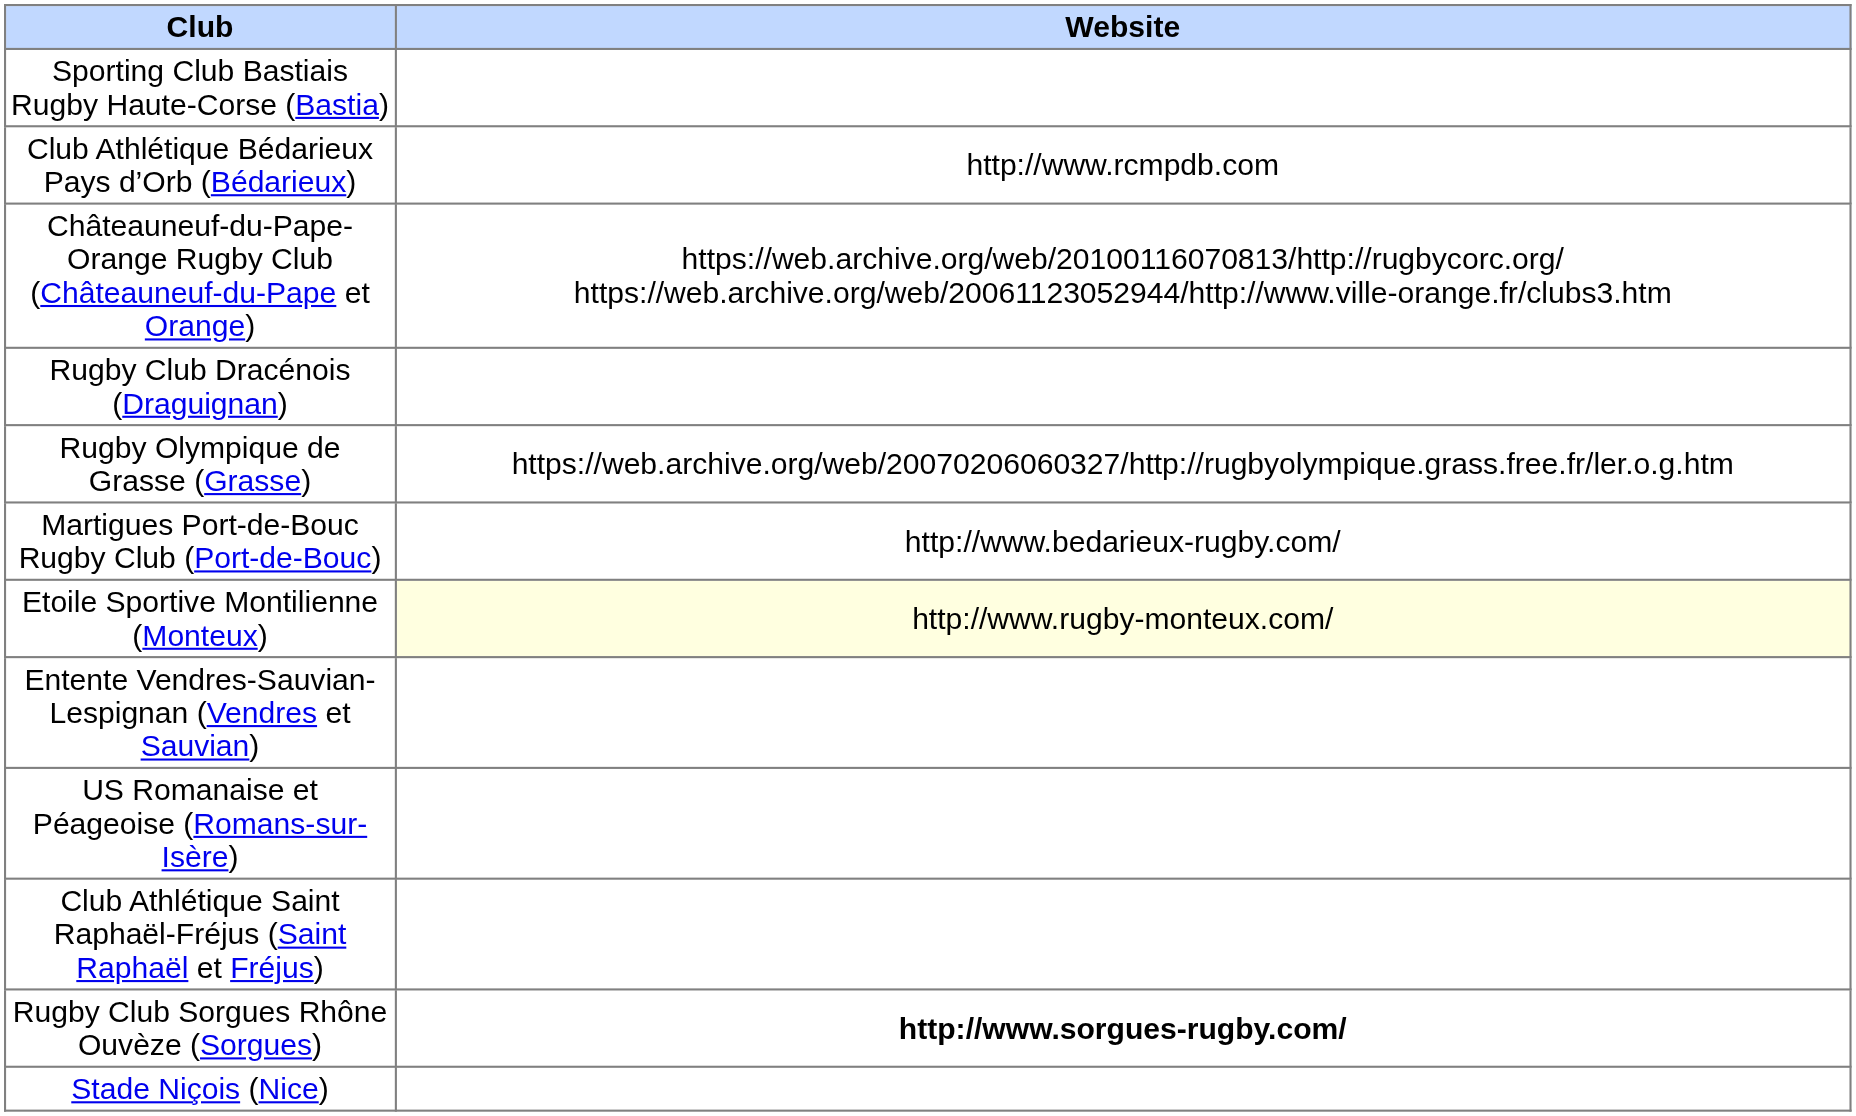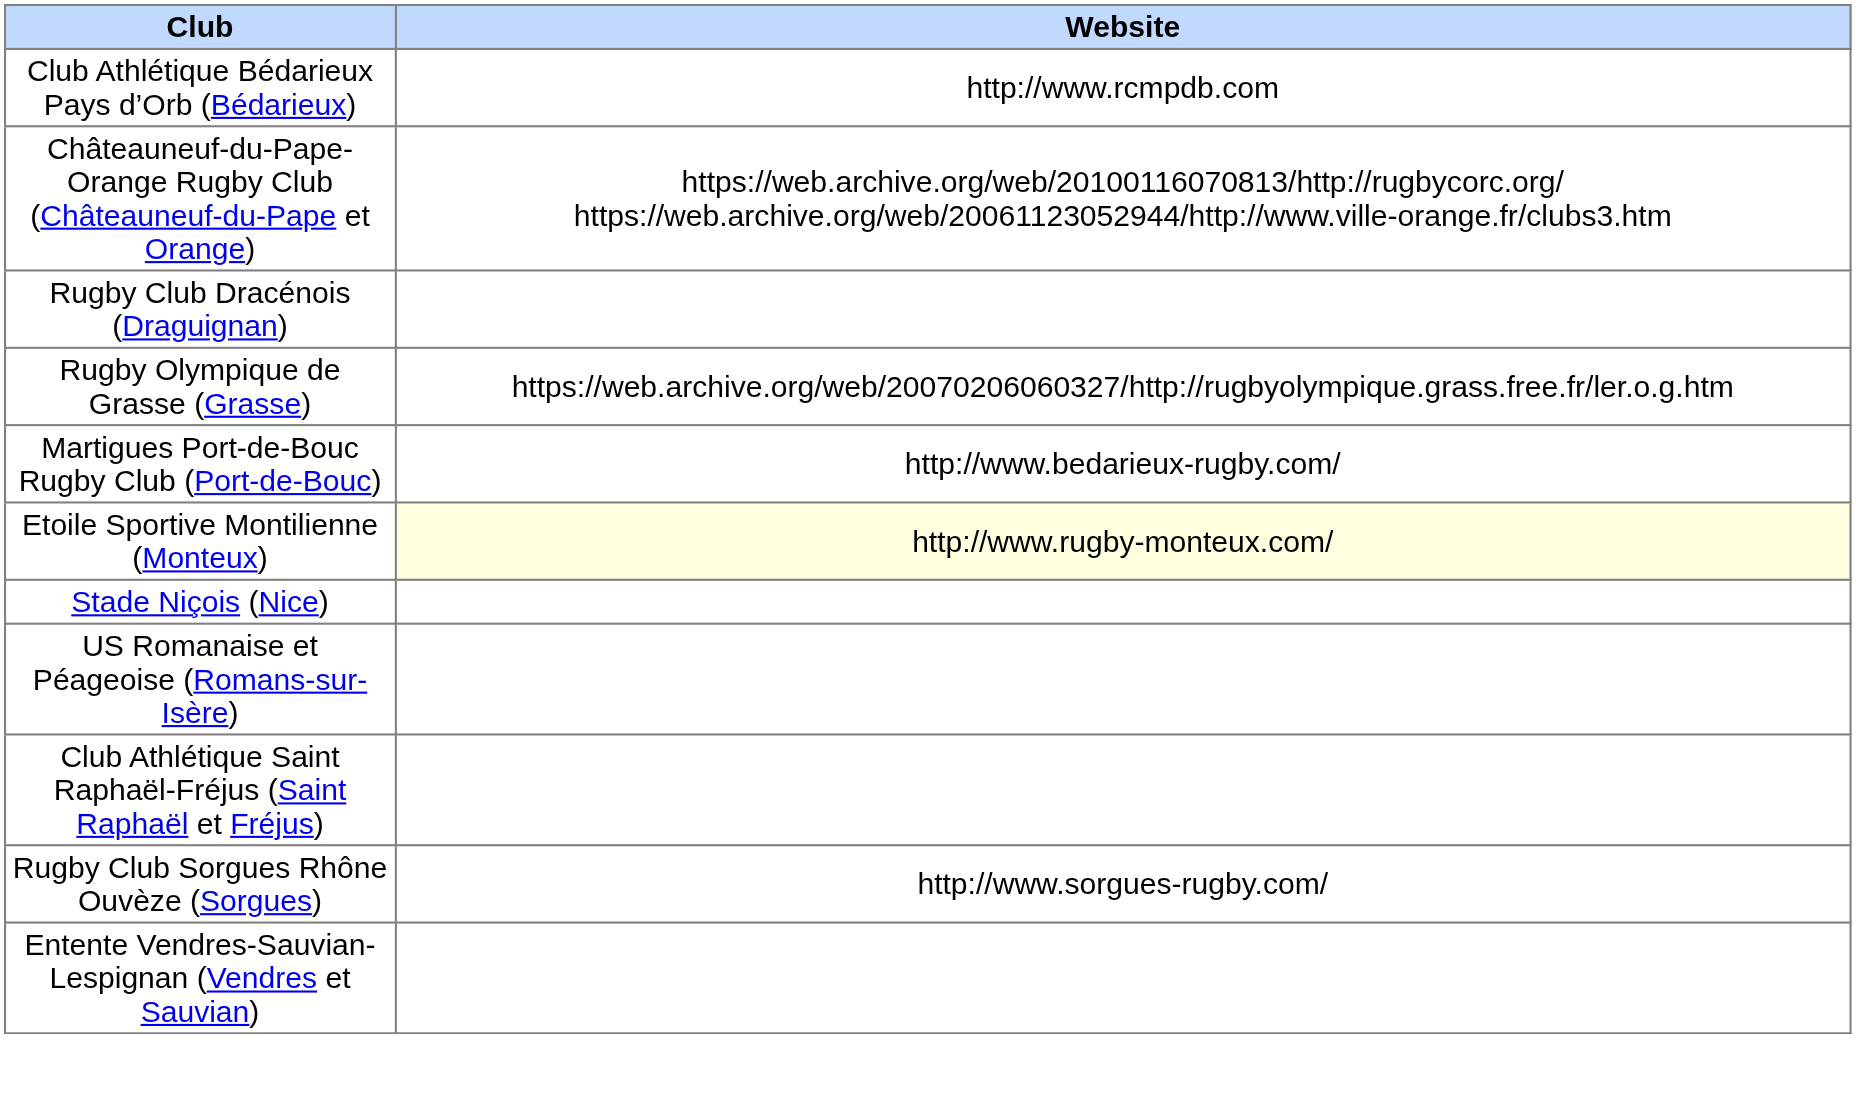- row: (200, 88)
rows swapped: (200, 1089) <-> (200, 713)
(1123, 1028) bold -> (1123, 884) normal
